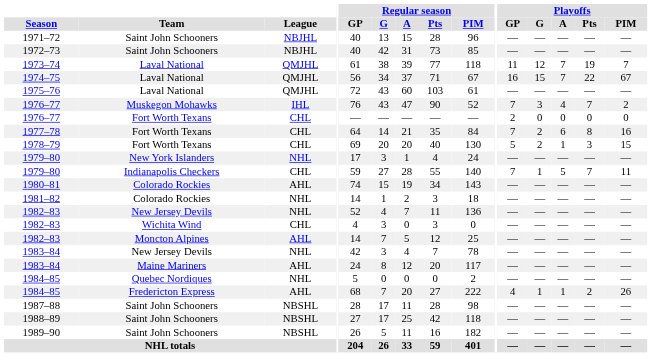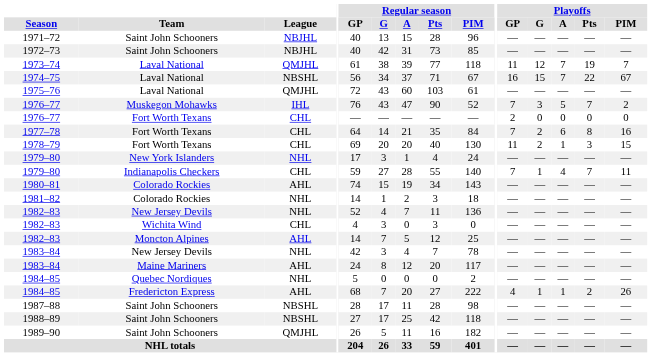(300, 77) QMJHL -> (300, 77) NBSHL
(563, 104) 4 -> (563, 104) 5
(513, 144) 5 -> (513, 144) 11
(563, 171) 5 -> (563, 171) 4
(300, 332) NBSHL -> (300, 332) QMJHL
